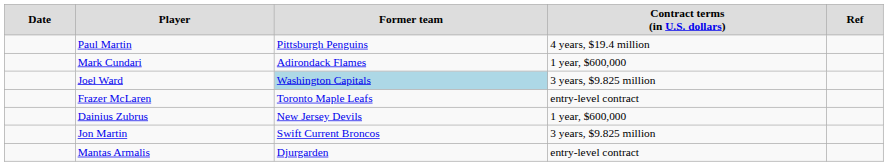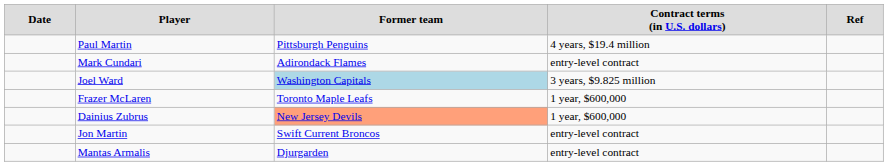(588, 62) 1 year, $600,000 -> (595, 62) entry-level contract
(595, 98) entry-level contract -> (588, 98) 1 year, $600,000
(319, 116) no background -> (319, 116) lightsalmon background
(603, 134) 3 years, $9.825 million -> (595, 134) entry-level contract
